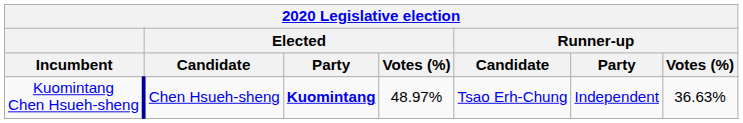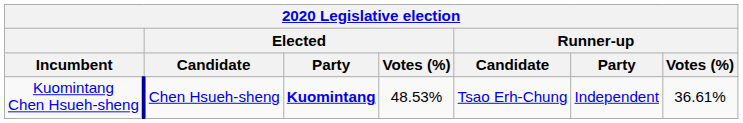(417, 97) 48.97% -> (417, 97) 48.53%
(700, 97) 36.63% -> (700, 97) 36.61%
